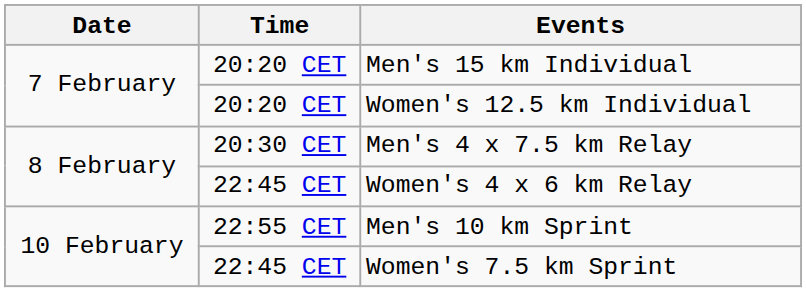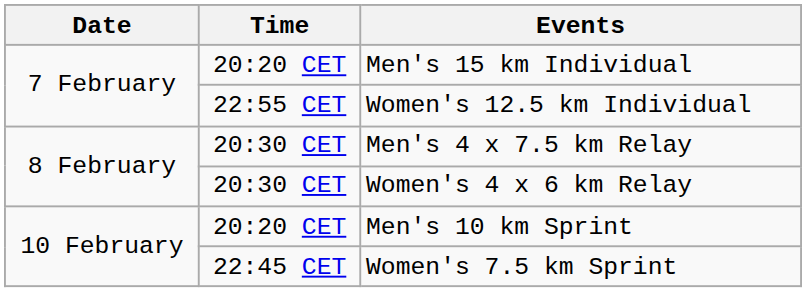(280, 106) 20:20 CET -> (280, 106) 22:55 CET
(280, 186) 22:45 CET -> (280, 186) 20:30 CET
(280, 226) 22:55 CET -> (280, 226) 20:20 CET
